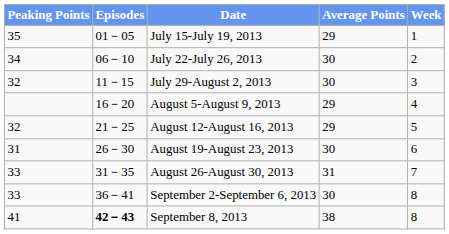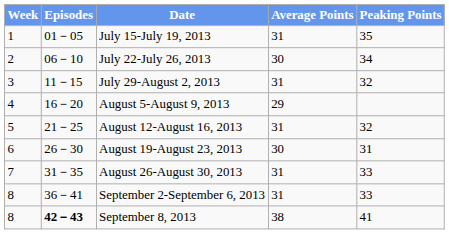columns swapped: (426, 14) <-> (48, 14)
(329, 36) 29 -> (278, 36) 31
(329, 81) 30 -> (278, 81) 31
(329, 127) 29 -> (278, 127) 31
(329, 194) 30 -> (278, 194) 31
